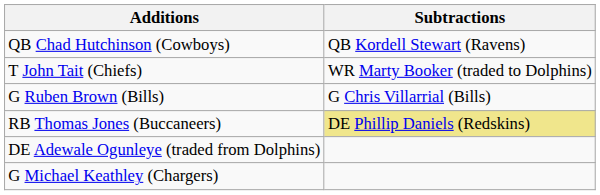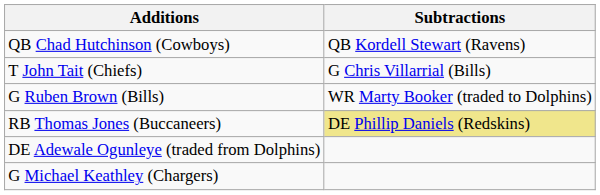(460, 70) WR Marty Booker (traded to Dolphins) -> (409, 70) G Chris Villarrial (Bills)
(409, 96) G Chris Villarrial (Bills) -> (460, 96) WR Marty Booker (traded to Dolphins)
